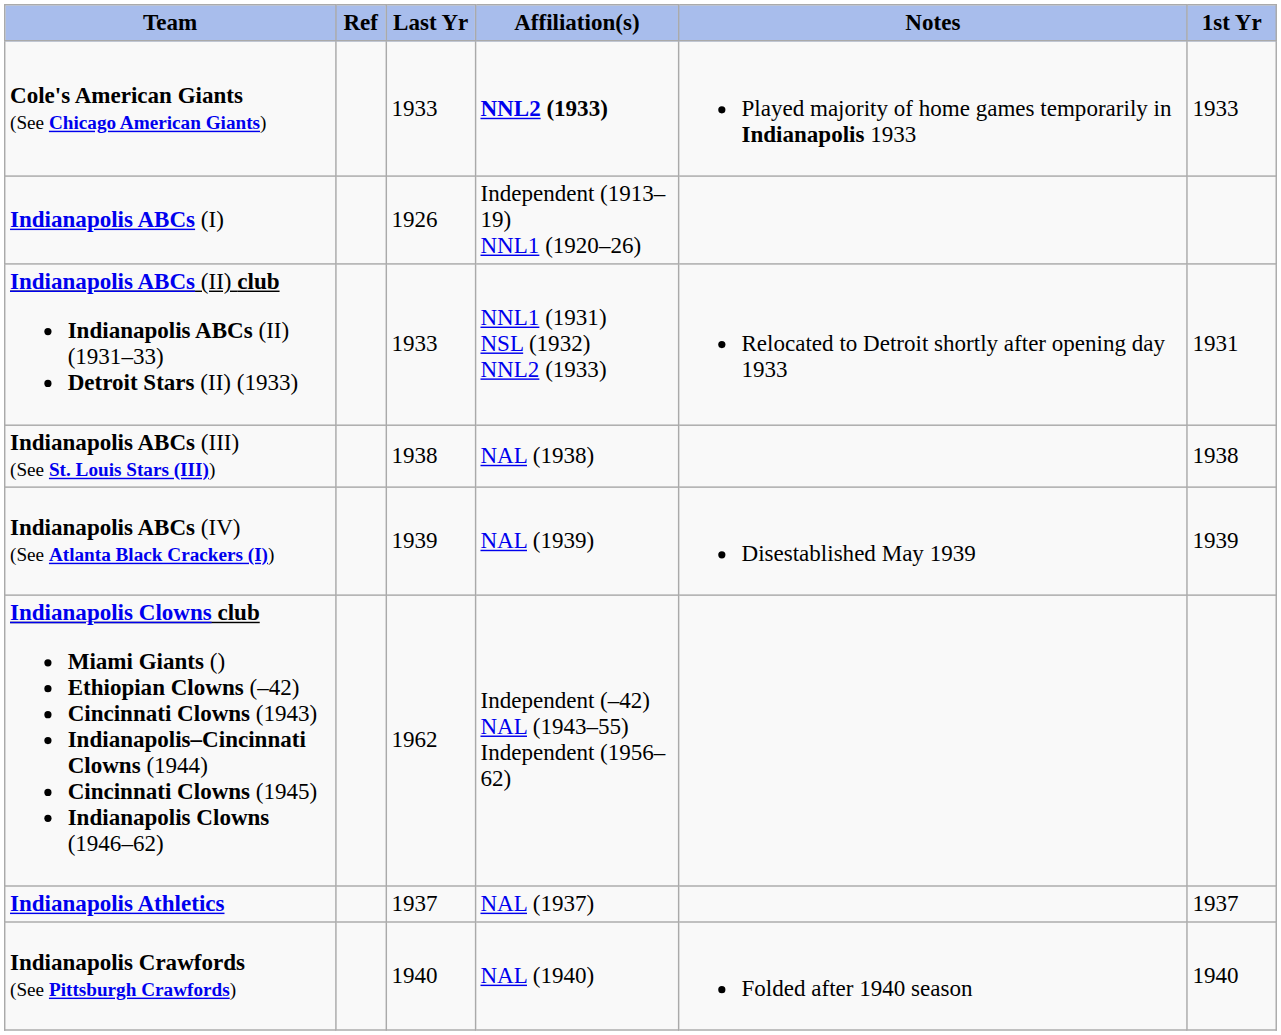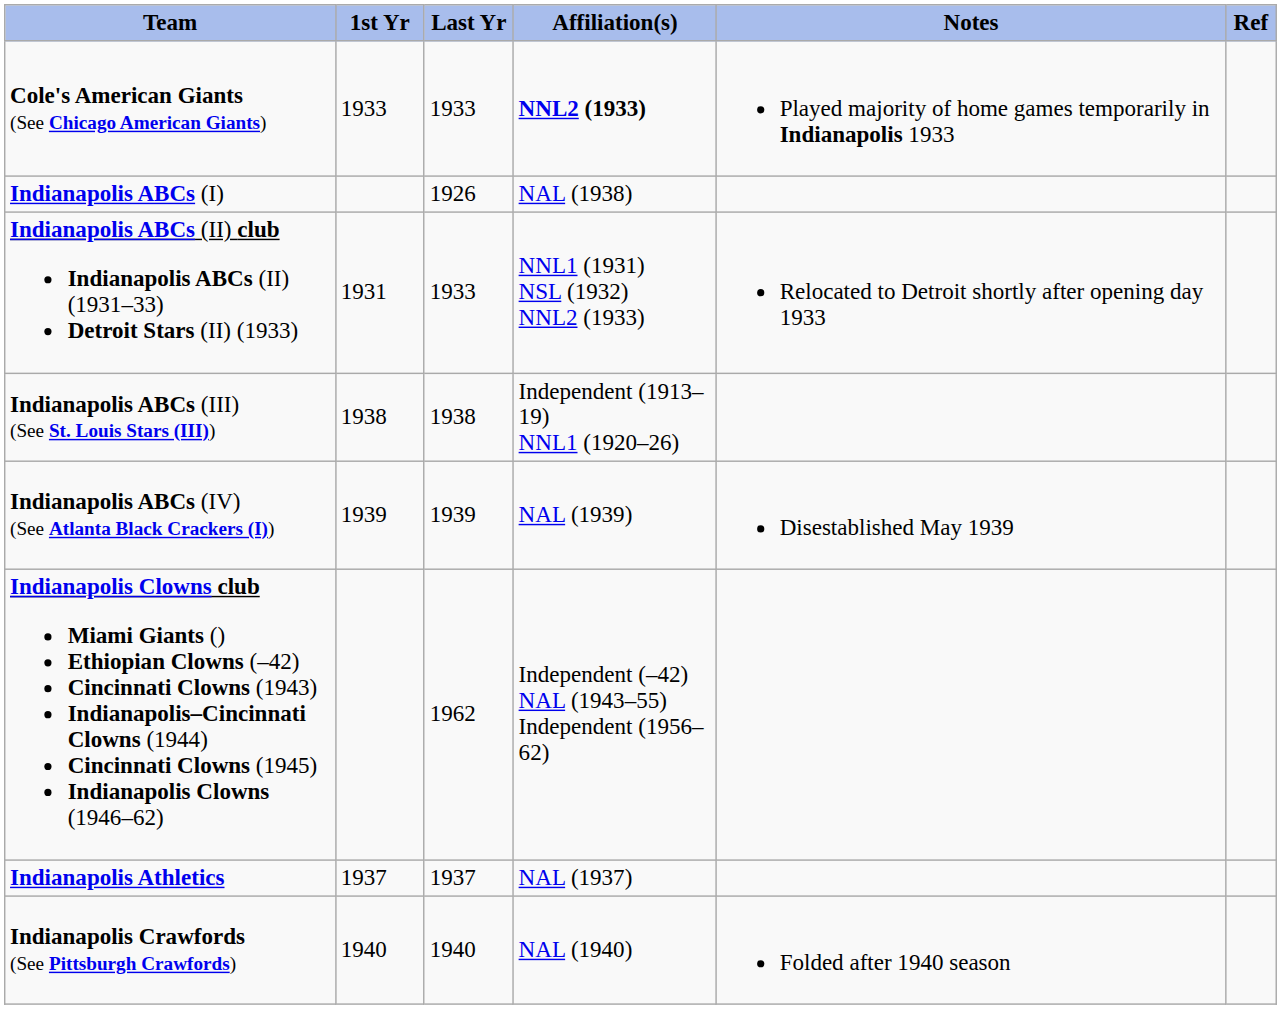columns swapped: (1232, 22) <-> (361, 22)
(573, 219) Independent (1913–19) NNL1 (1920–26) -> (575, 193) NAL (1938)
(537, 455) NAL (1938) -> (611, 416) Independent (1913–19) NNL1 (1920–26)
